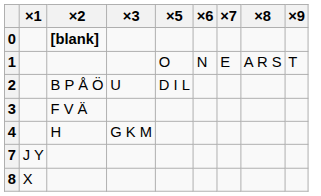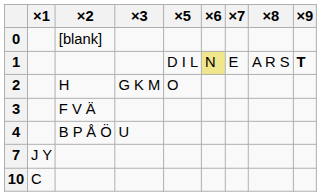(75, 39) bold -> (80, 39) normal
(165, 62) O -> (183, 62) D I L
(202, 62) no background -> (210, 62) khaki background
(293, 62) normal -> (301, 62) bold
(77, 86) B P Å Ö -> (64, 86) H
(116, 86) U -> (139, 86) G K M
(174, 86) D I L -> (173, 86) O
(56, 132) H -> (85, 132) B P Å Ö
(131, 132) G K M -> (124, 132) U
- row: (12, 179)
+ row: (16, 179)
